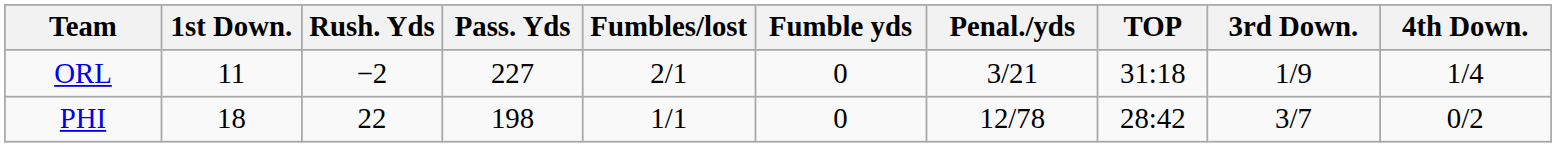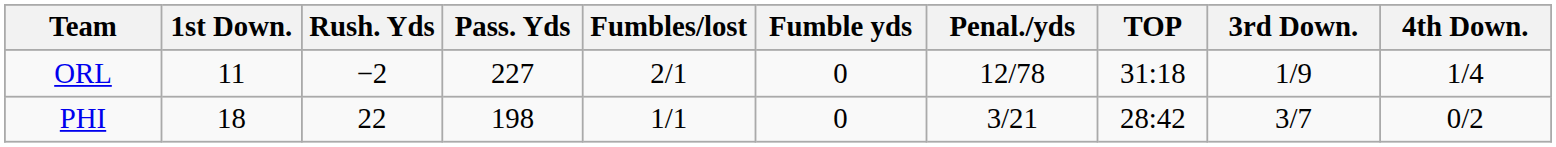(1012, 73) 3/21 -> (1012, 73) 12/78
(1012, 118) 12/78 -> (1012, 118) 3/21
